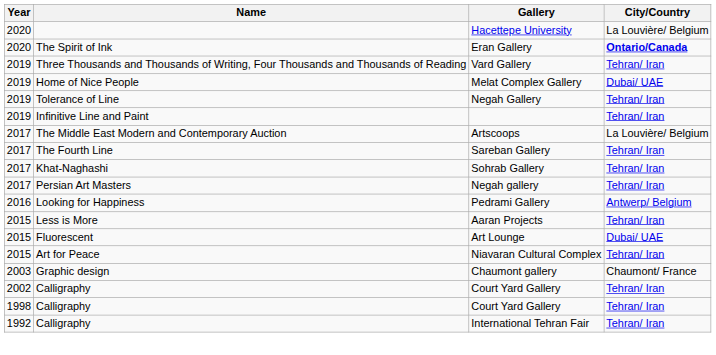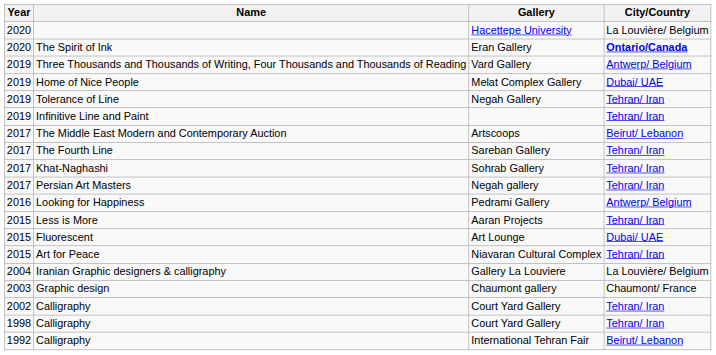(635, 64) Tehran/ Iran -> (649, 64) Antwerp/ Belgium
(657, 133) La Louvière/ Belgium -> (645, 133) Beirut/ Lebanon
+ row: (19, 271)
(635, 323) Tehran/ Iran -> (645, 340) Beirut/ Lebanon
